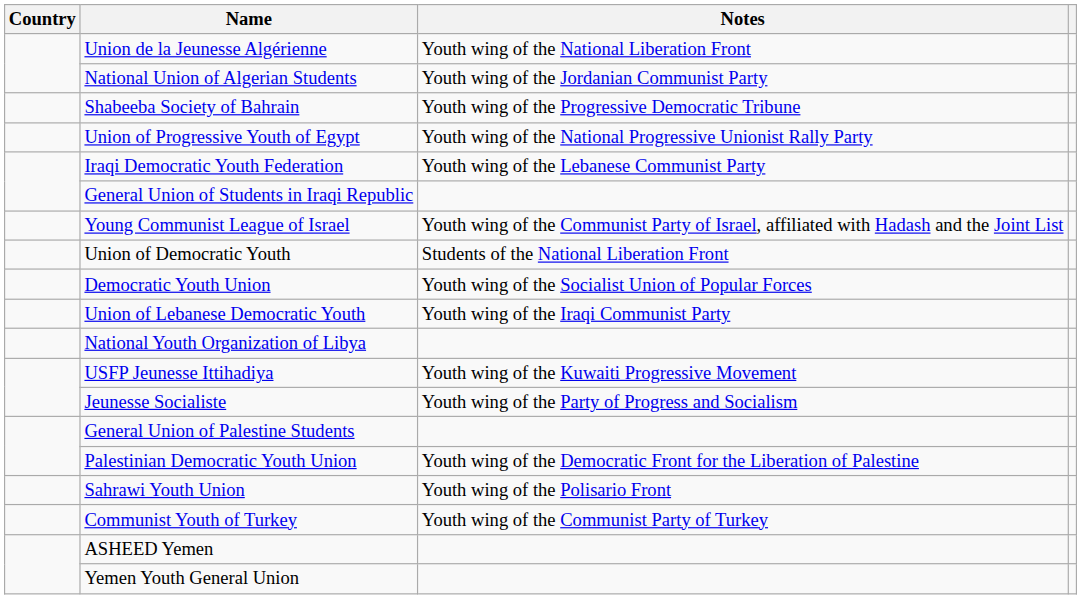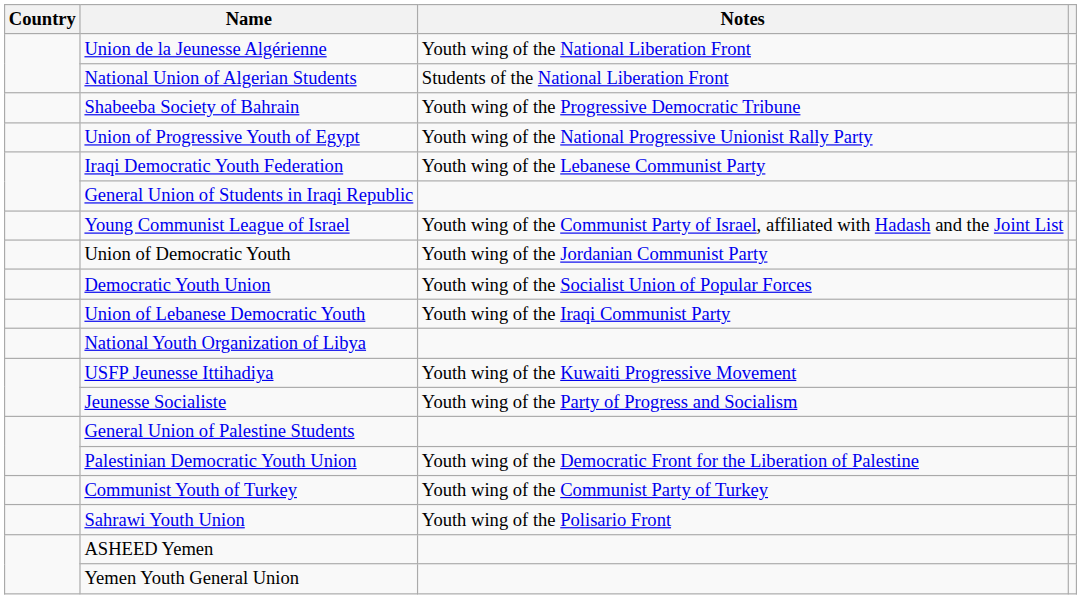(595, 78) Youth wing of the Jordanian Communist Party -> (575, 78) Students of the National Liberation Front
(575, 254) Students of the National Liberation Front -> (595, 254) Youth wing of the Jordanian Communist Party
rows swapped: (165, 490) <-> (191, 519)
